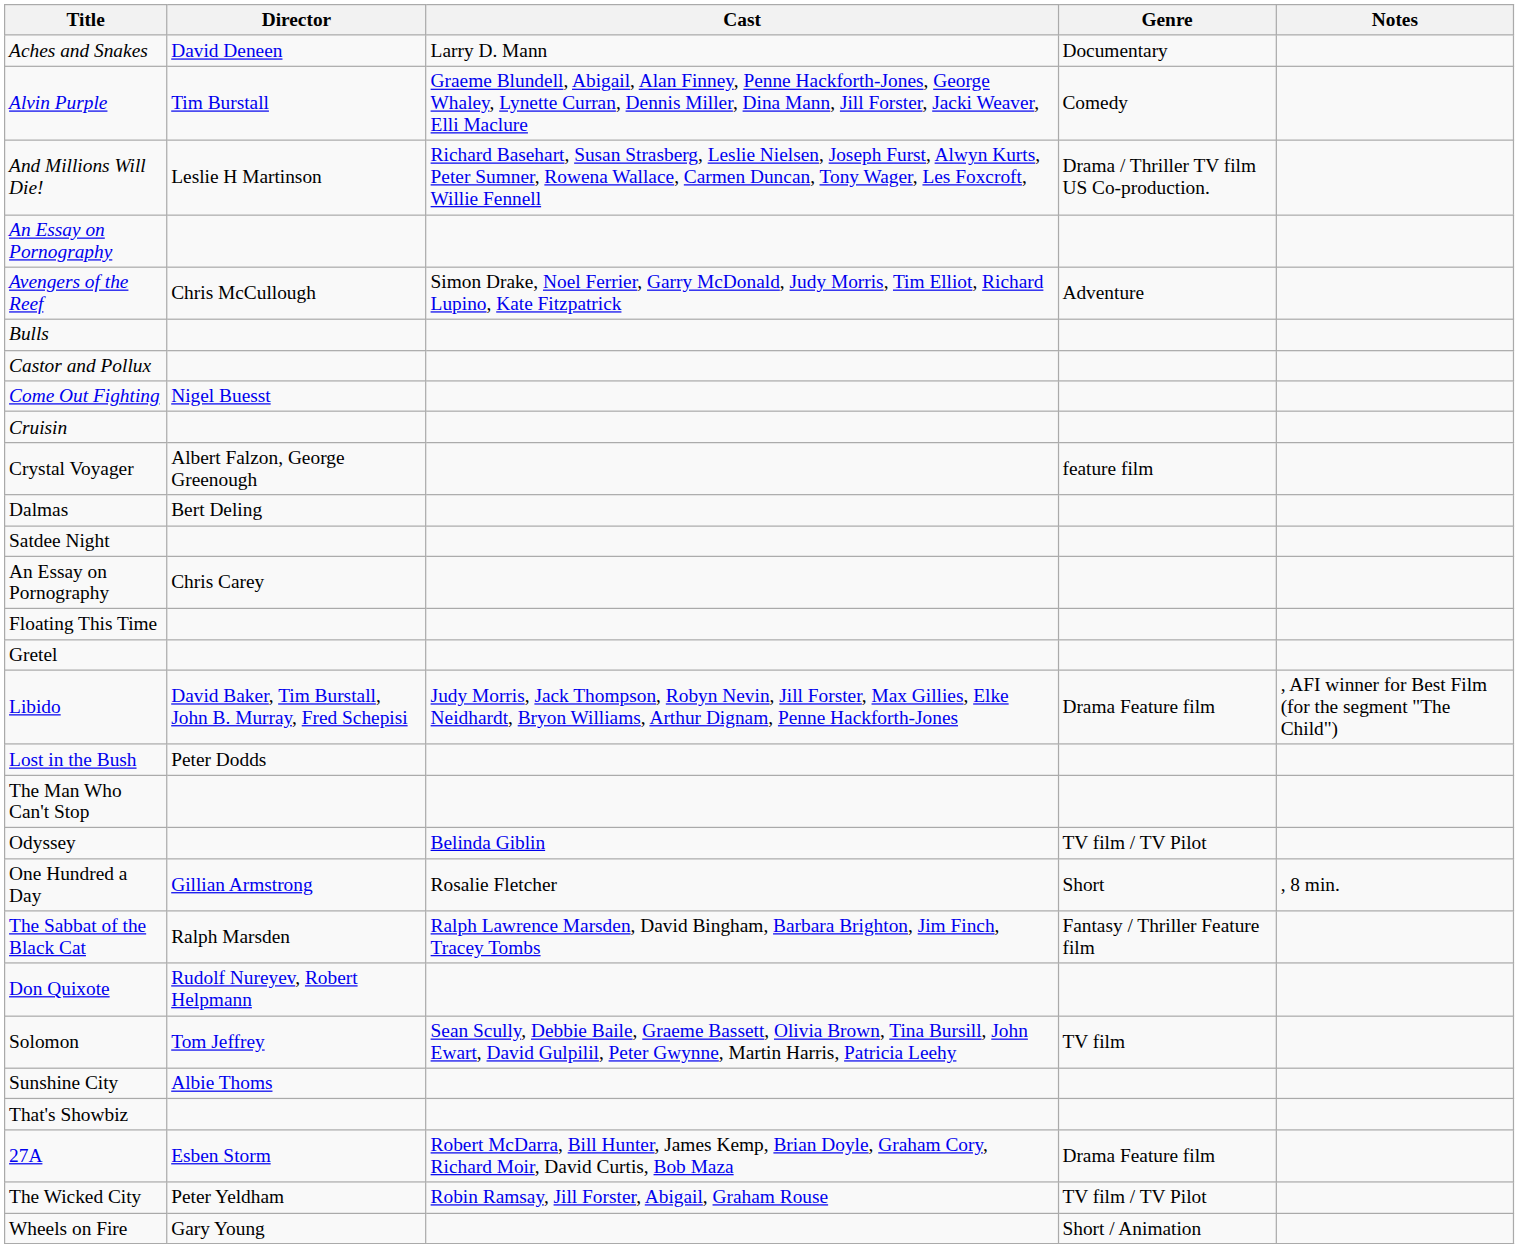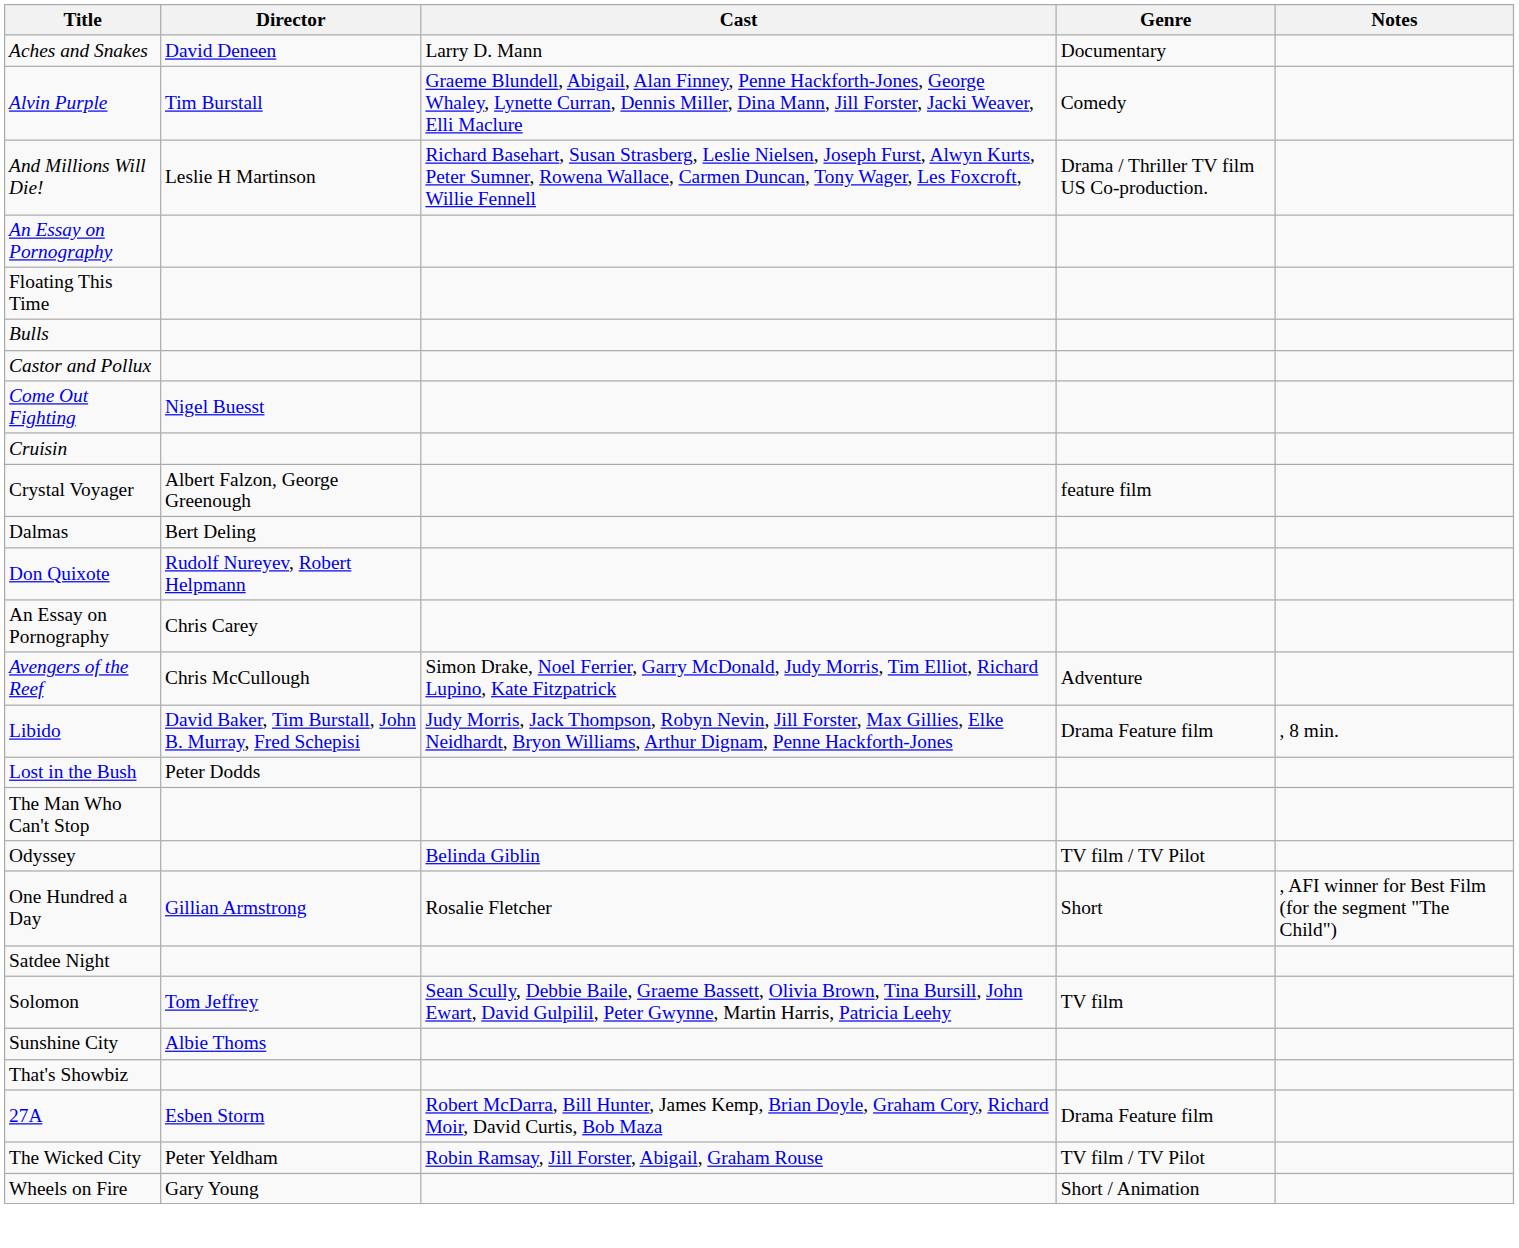rows swapped: (69, 293) <-> (83, 623)
rows swapped: (59, 989) <-> (59, 540)
- row: (33, 654)
(1384, 707) , AFI winner for Best Film (for the segment "The Child") -> (1309, 730) , 8 min.
(1310, 884) , 8 min. -> (1383, 908) , AFI winner for Best Film (for the segment "The Child")
- row: (78, 936)
